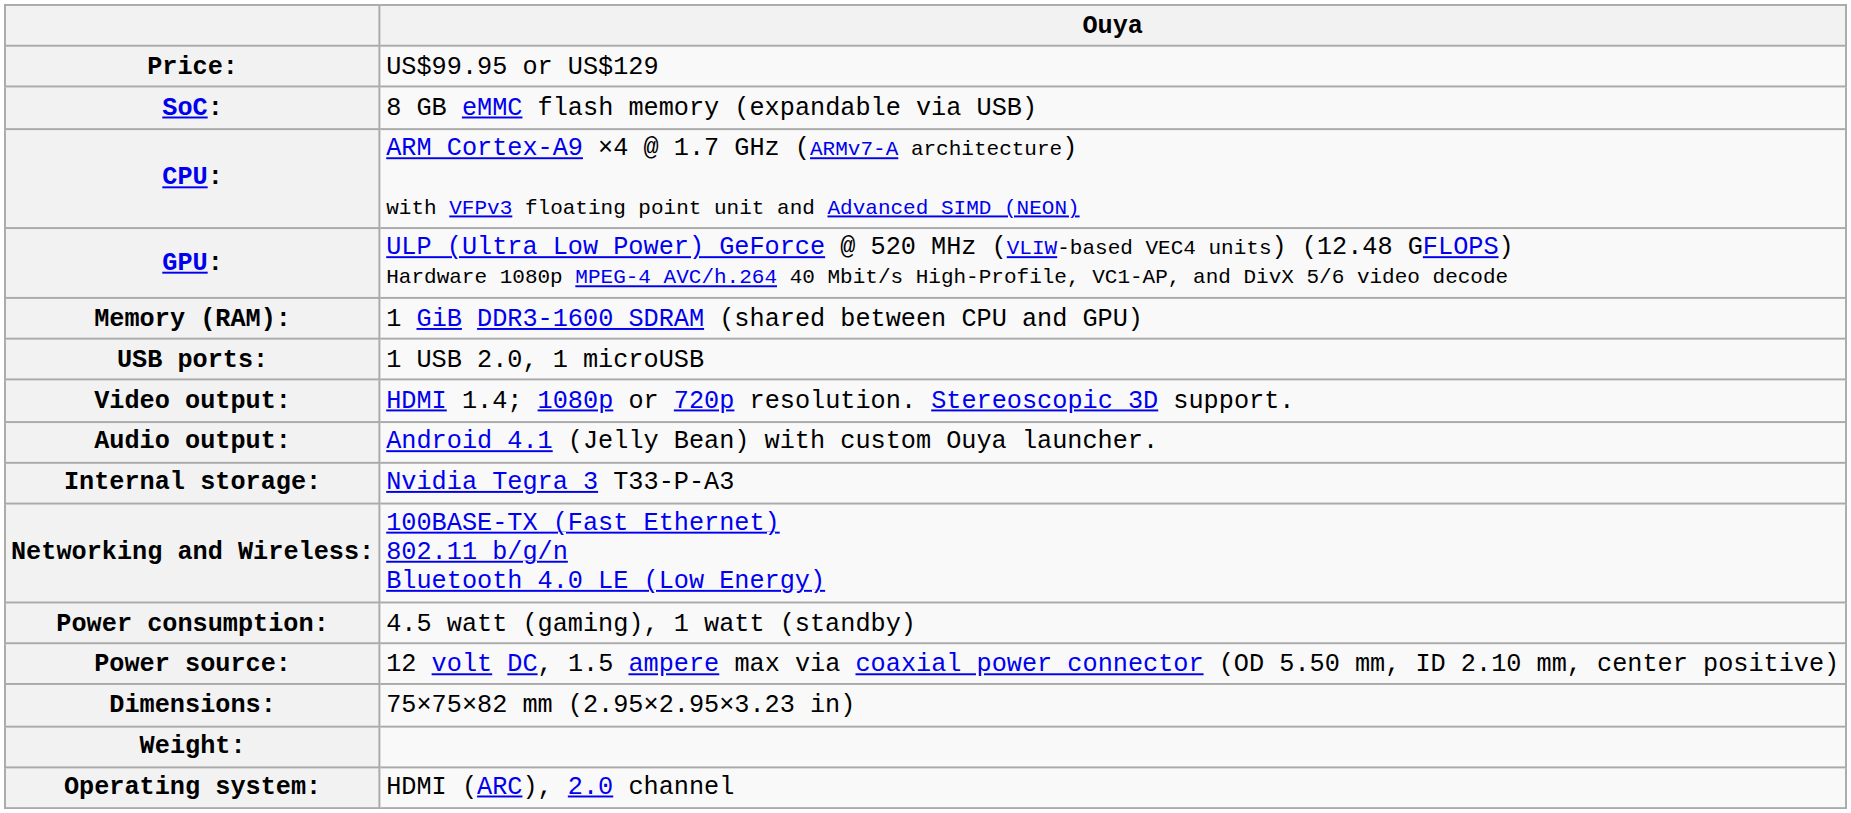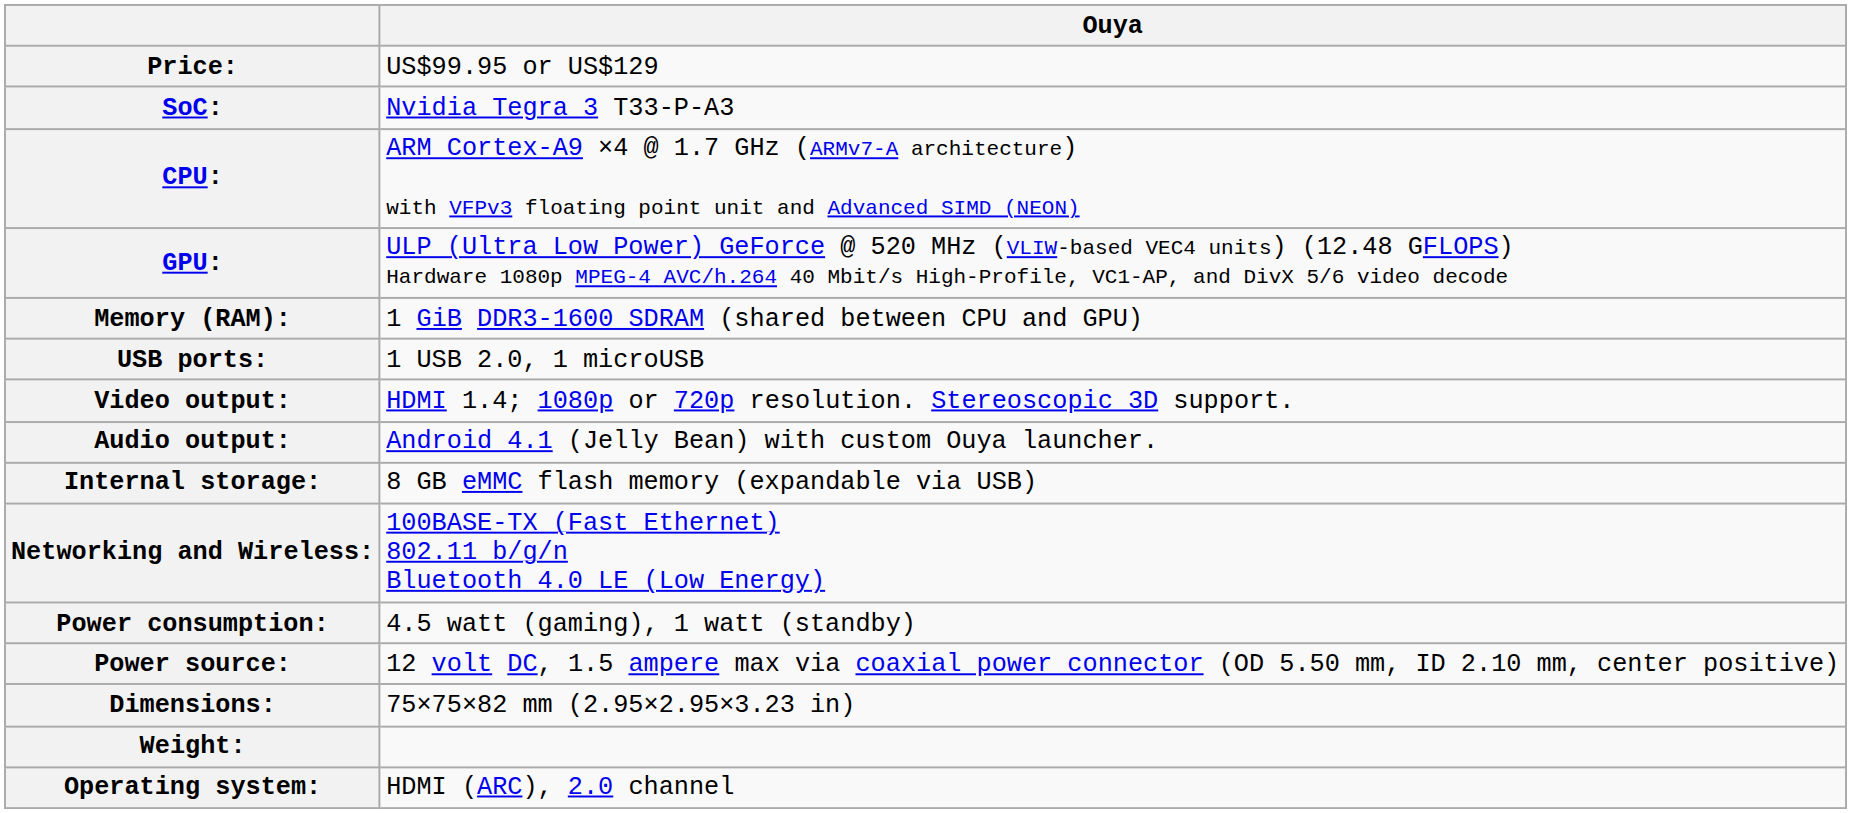(712, 108) 8 GB eMMC flash memory (expandable via USB) -> (560, 108) Nvidia Tegra 3 T33-P-A3
(560, 483) Nvidia Tegra 3 T33-P-A3 -> (712, 483) 8 GB eMMC flash memory (expandable via USB)
